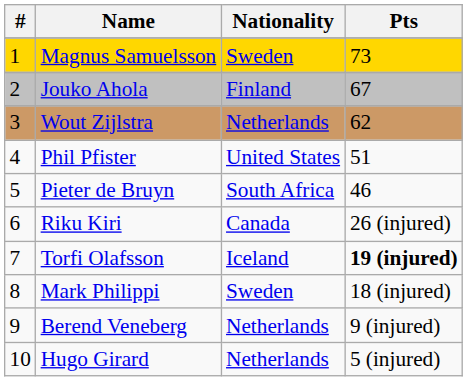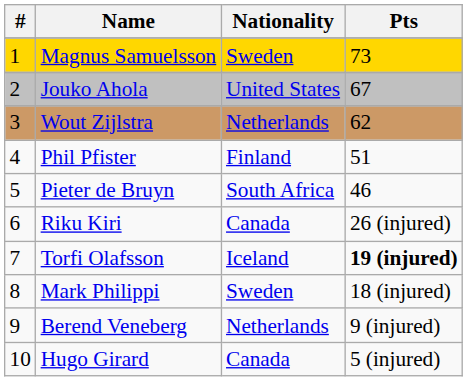(259, 88) Finland -> (283, 88) United States
(283, 156) United States -> (259, 156) Finland
(277, 358) Netherlands -> (258, 358) Canada
